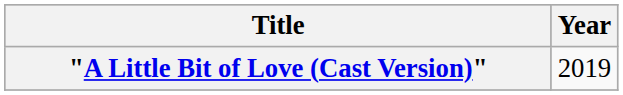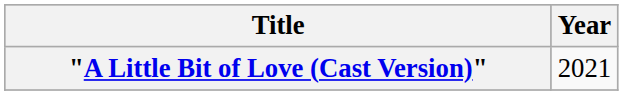(584, 68) 2019 -> (584, 68) 2021
